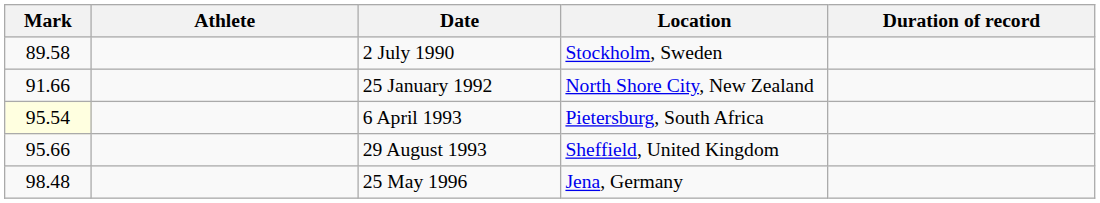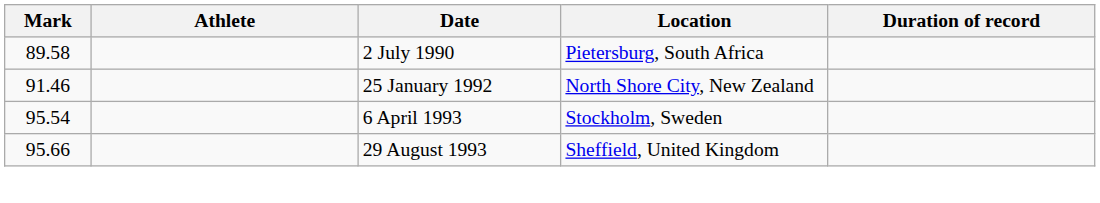(644, 53) Stockholm, Sweden -> (665, 53) Pietersburg, South Africa
(48, 85) 91.66 -> (48, 85) 91.46
(48, 117) lightyellow background -> (48, 117) no background
(665, 117) Pietersburg, South Africa -> (644, 117) Stockholm, Sweden
- row: (415, 182)
